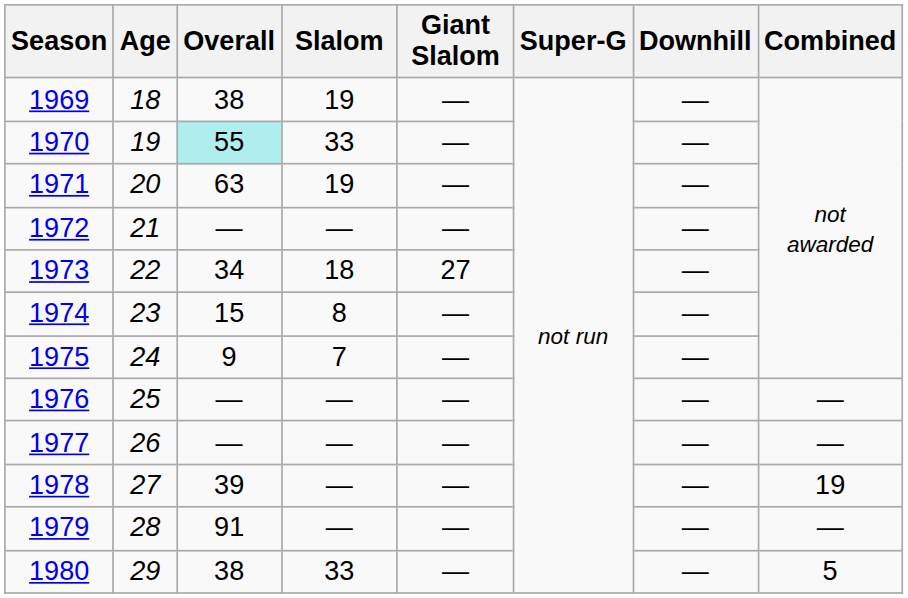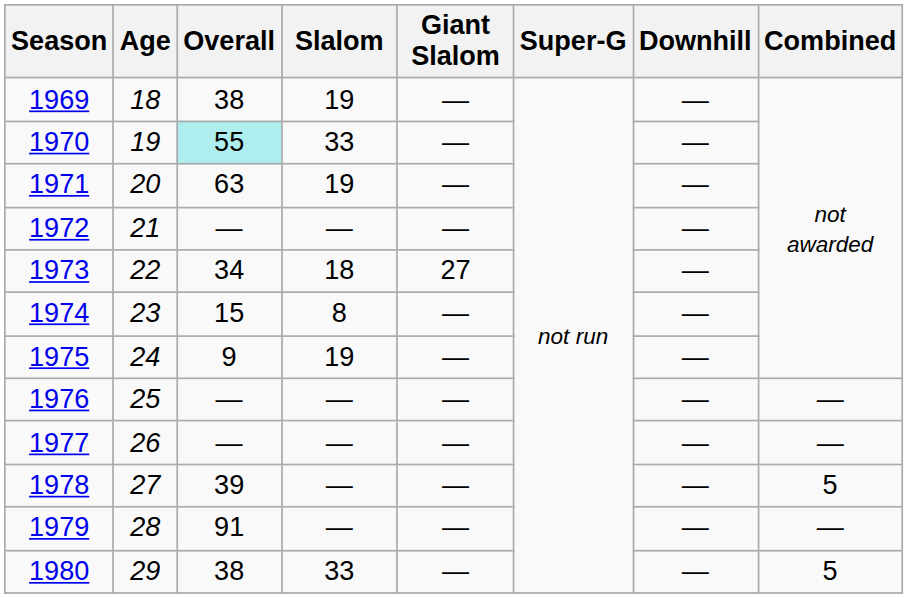(339, 356) 7 -> (339, 356) 19
(830, 485) 19 -> (830, 485) 5
